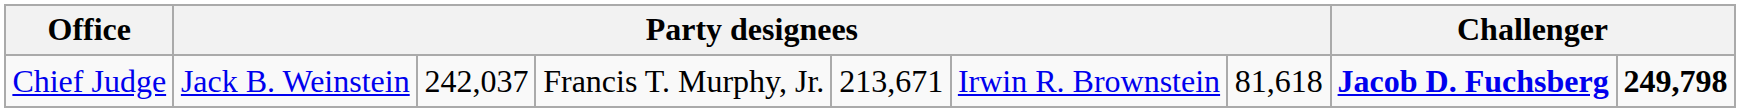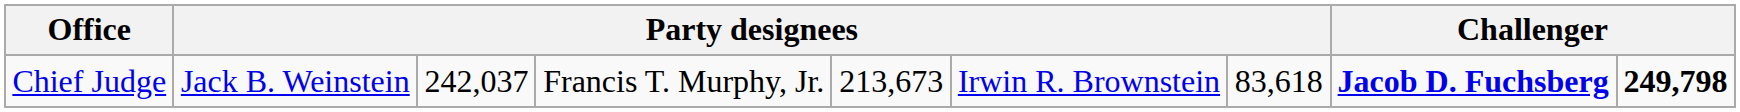(891, 80) 213,671 -> (891, 80) 213,673
(1279, 80) 81,618 -> (1279, 80) 83,618
